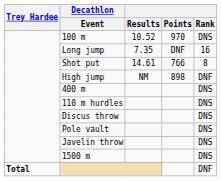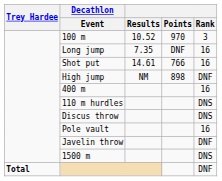(205, 37) DNS -> (205, 37) 3
(205, 63) 8 -> (205, 63) 16
(205, 90) DNS -> (205, 90) 16
(205, 129) DNS -> (205, 129) 16
(205, 142) DNS -> (205, 142) DNF
